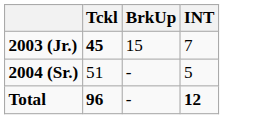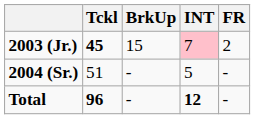+ column: (234, 18)
(188, 45) no background -> (188, 45) pink background
